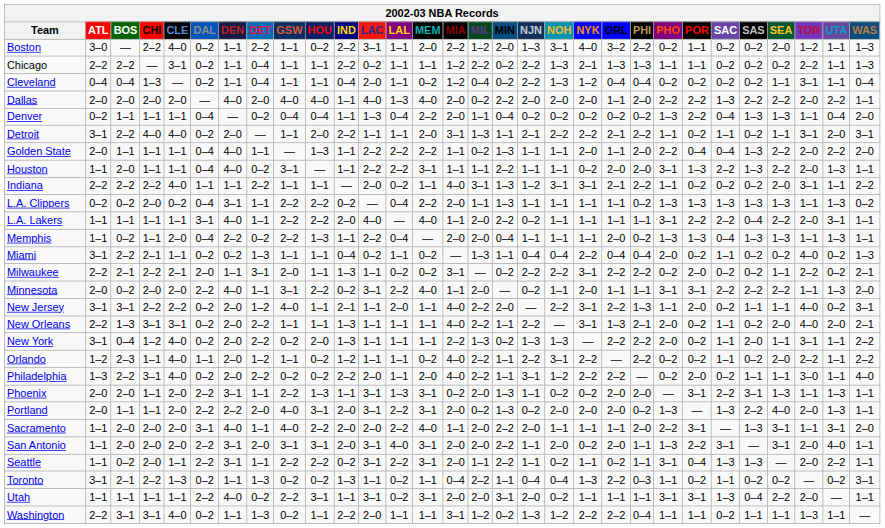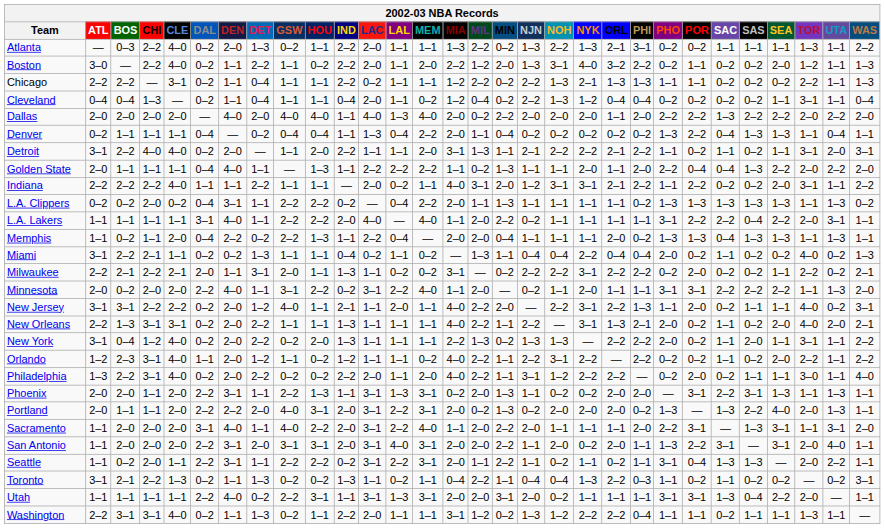+ row: (24, 48)
(372, 48) 3–1 -> (372, 65) 2–0
(865, 100) 1–1 -> (865, 117) 2–0
(865, 117) 2–0 -> (865, 134) 1–1
- row: (27, 169)
(505, 186) 1–3 -> (505, 186) 2–0
(697, 186) 0–2 -> (697, 186) 2–2
(152, 359) 1–1 -> (152, 359) 3–1
(372, 428) 2–0 -> (372, 428) 3–1
(399, 498) 0–2 -> (399, 498) 1–3
